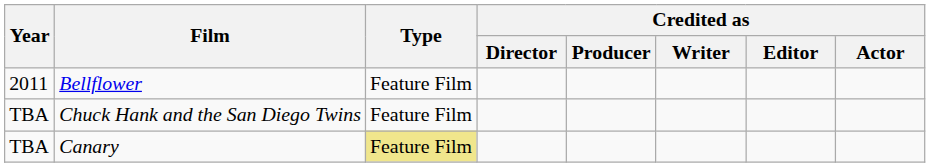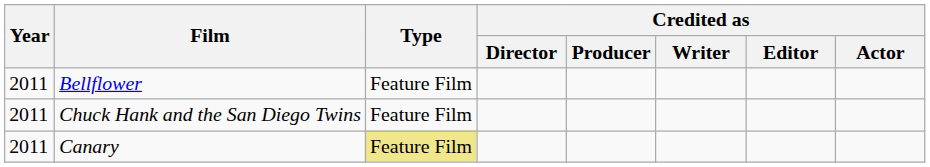(29, 114) TBA -> (29, 114) 2011
(29, 146) TBA -> (29, 146) 2011
